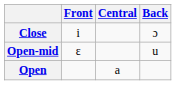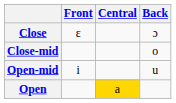(78, 32) i -> (78, 32) ɛ
+ row: (33, 51)
(78, 51) ɛ -> (78, 70) i
(117, 70) no background -> (117, 88) gold background
